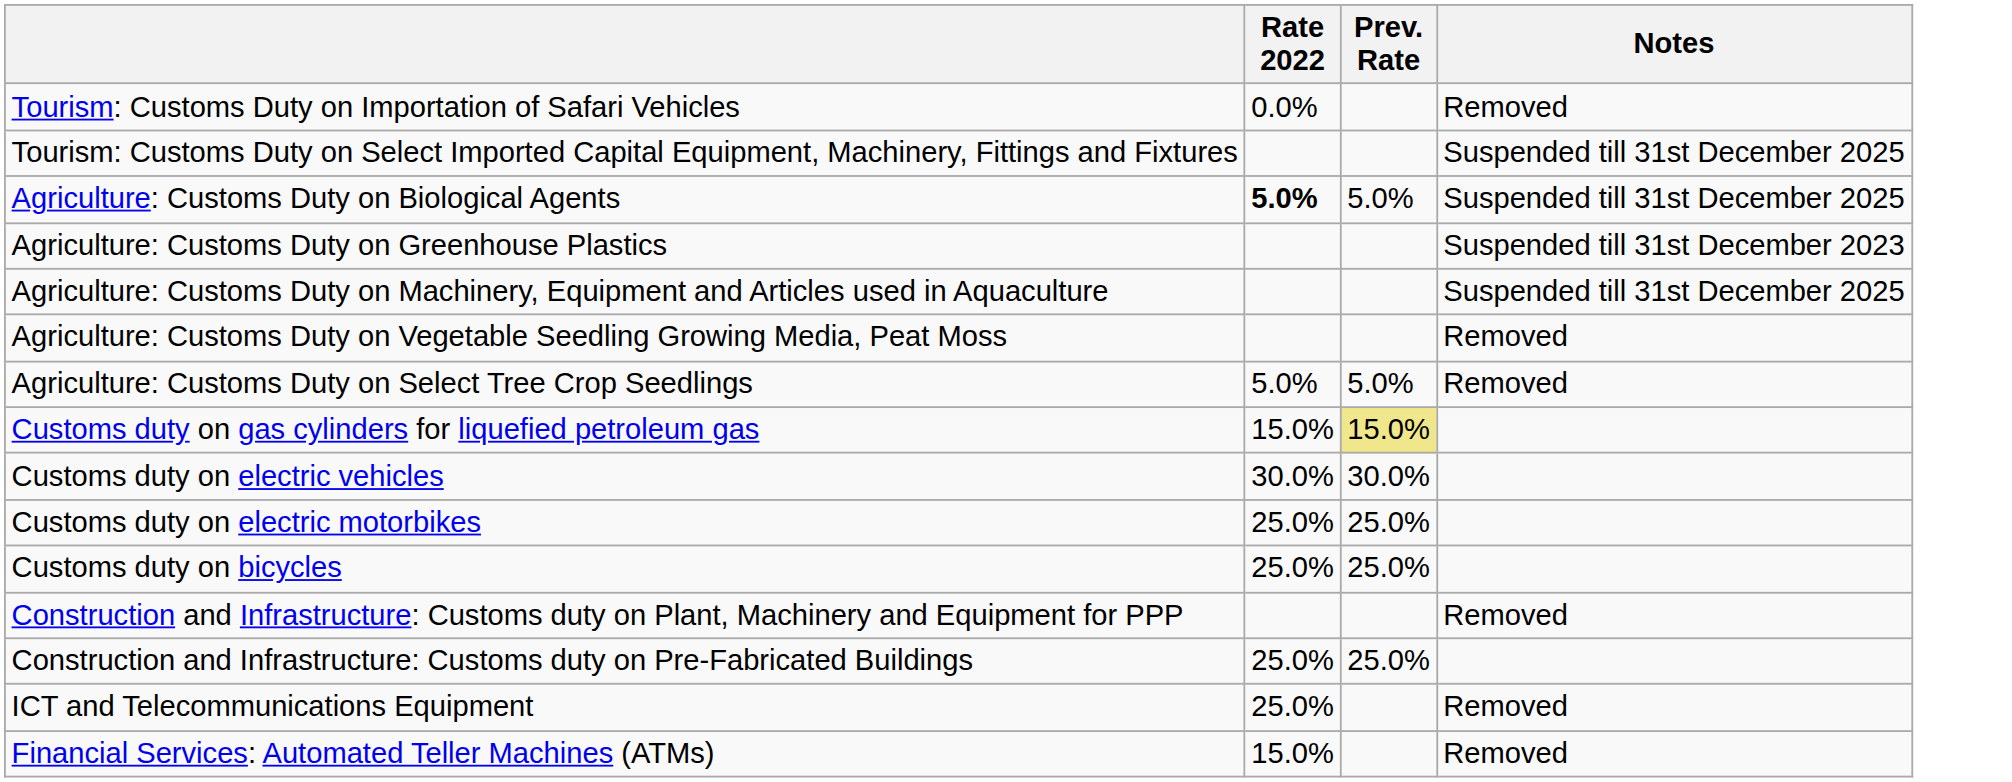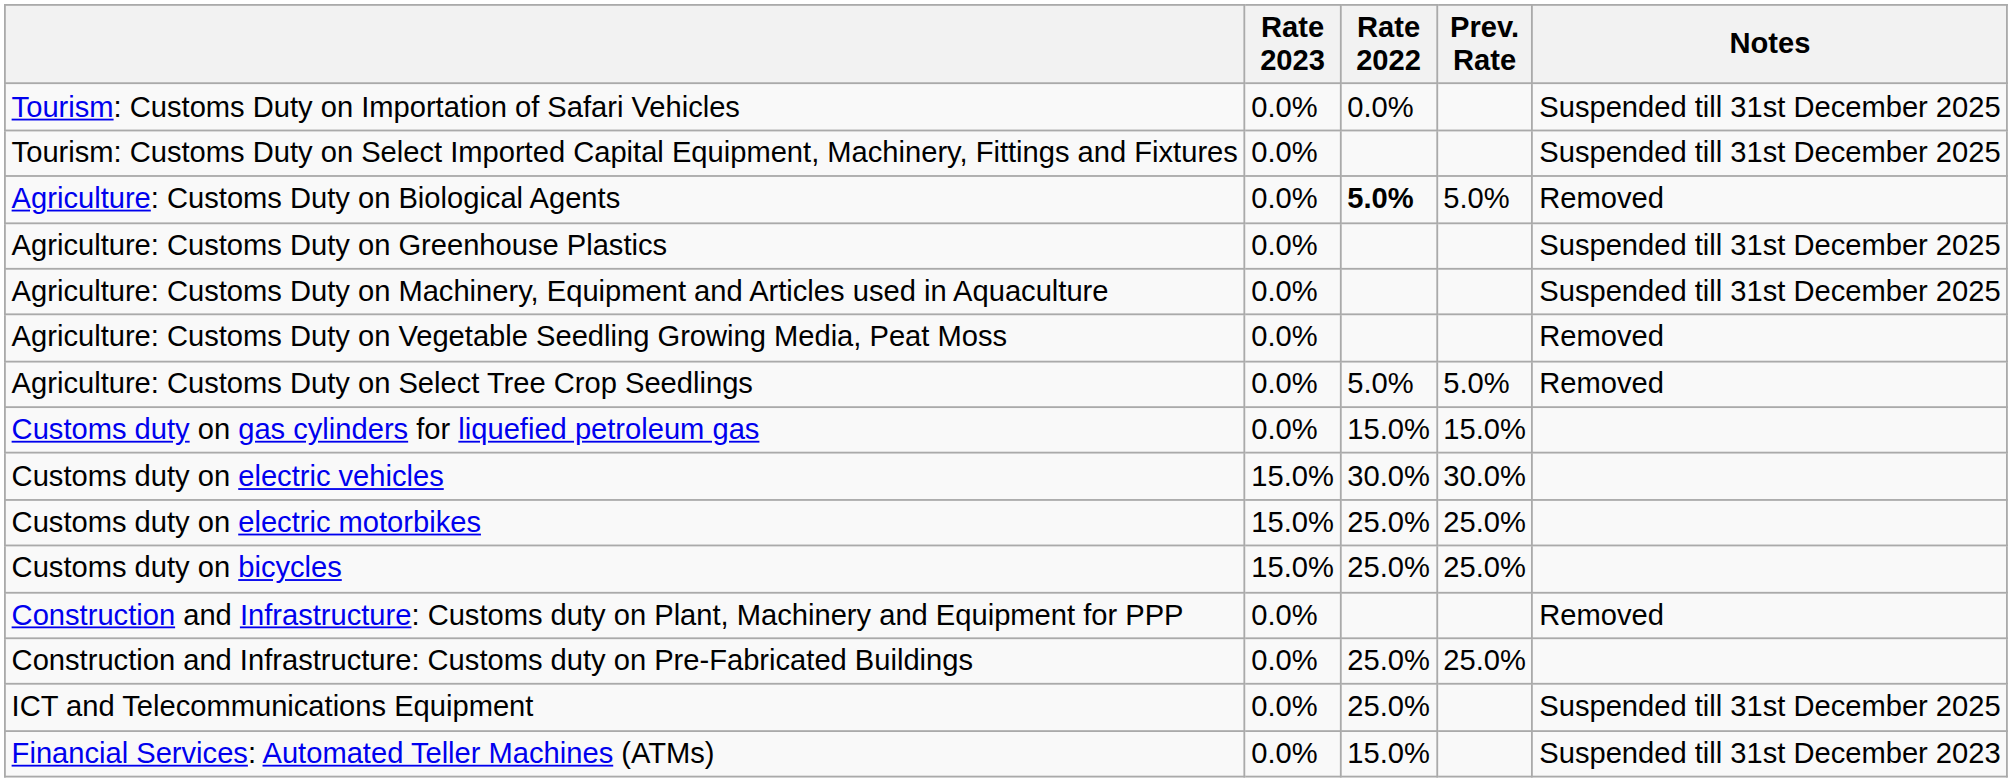+ column: (1293, 43)
(1506, 106) Removed -> (1770, 106) Suspended till 31st December 2025
(1674, 198) Suspended till 31st December 2025 -> (1602, 198) Removed
(1674, 245) Suspended till 31st December 2023 -> (1770, 245) Suspended till 31st December 2025
(1389, 429) khaki background -> (1485, 429) no background
(1506, 706) Removed -> (1770, 706) Suspended till 31st December 2025
(1506, 753) Removed -> (1770, 753) Suspended till 31st December 2023
